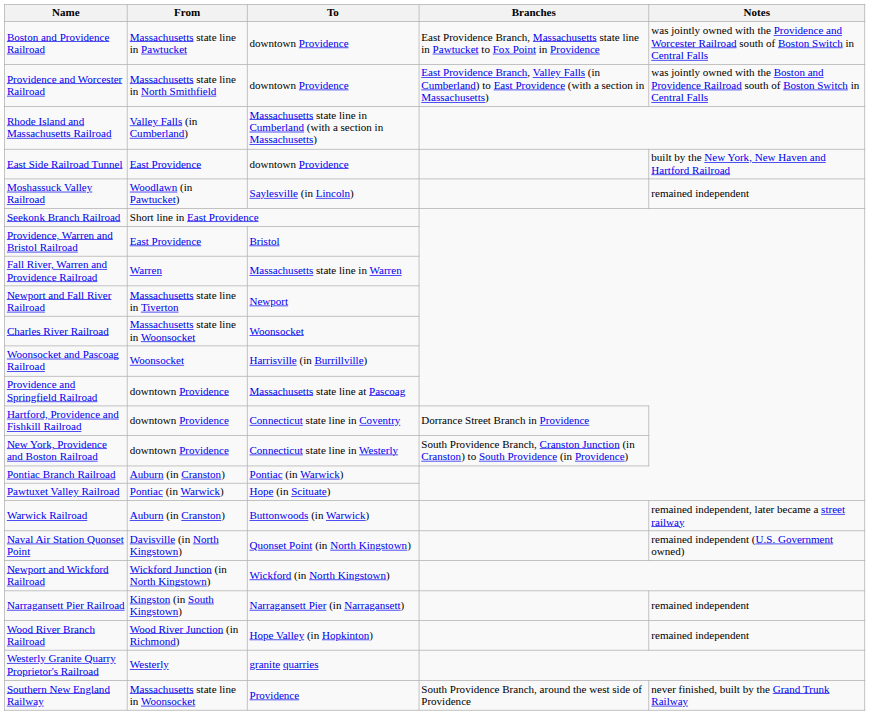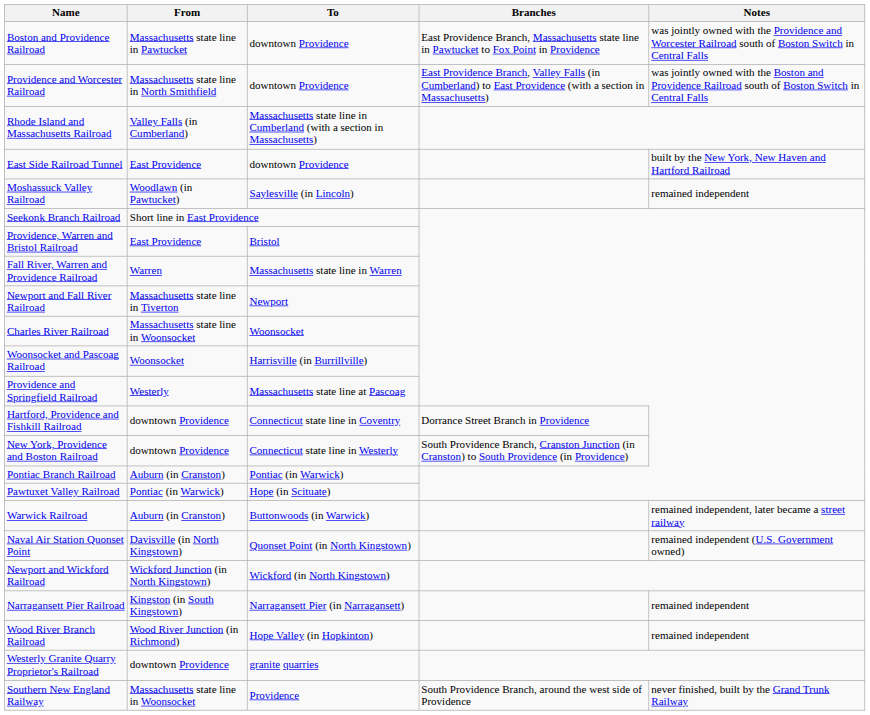(179, 391) downtown Providence -> (149, 391) Westerly
(149, 665) Westerly -> (179, 665) downtown Providence
